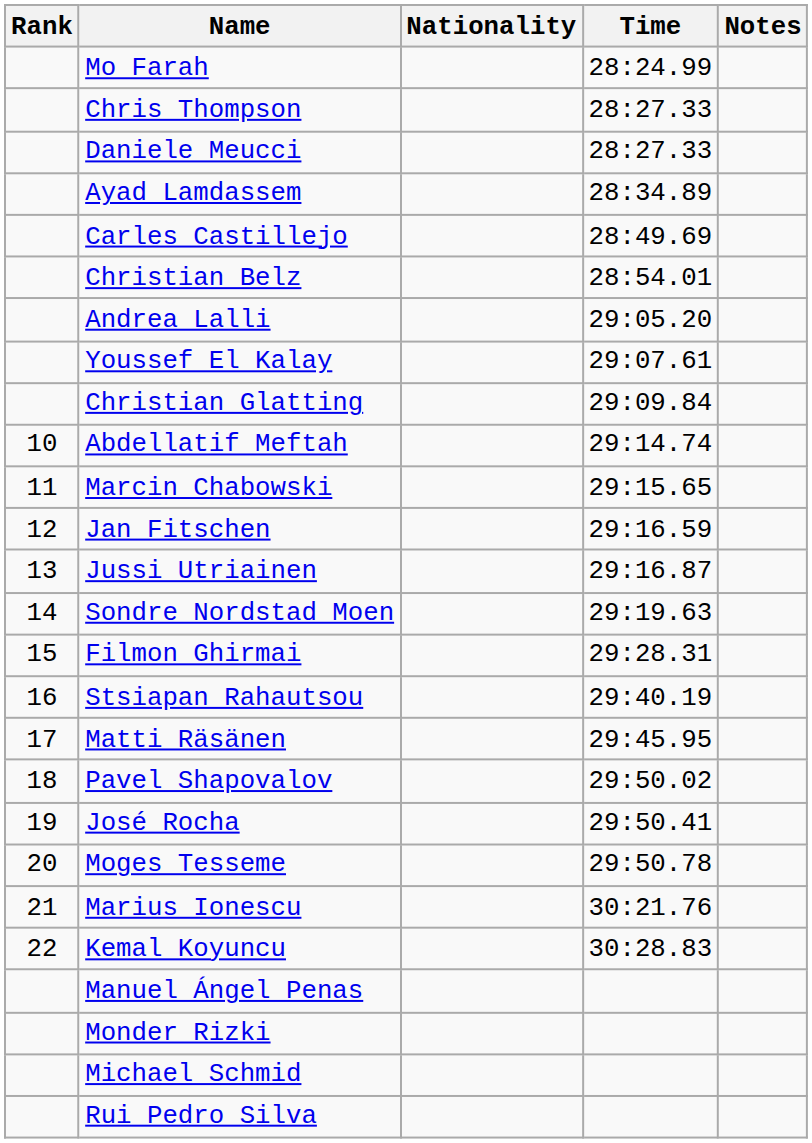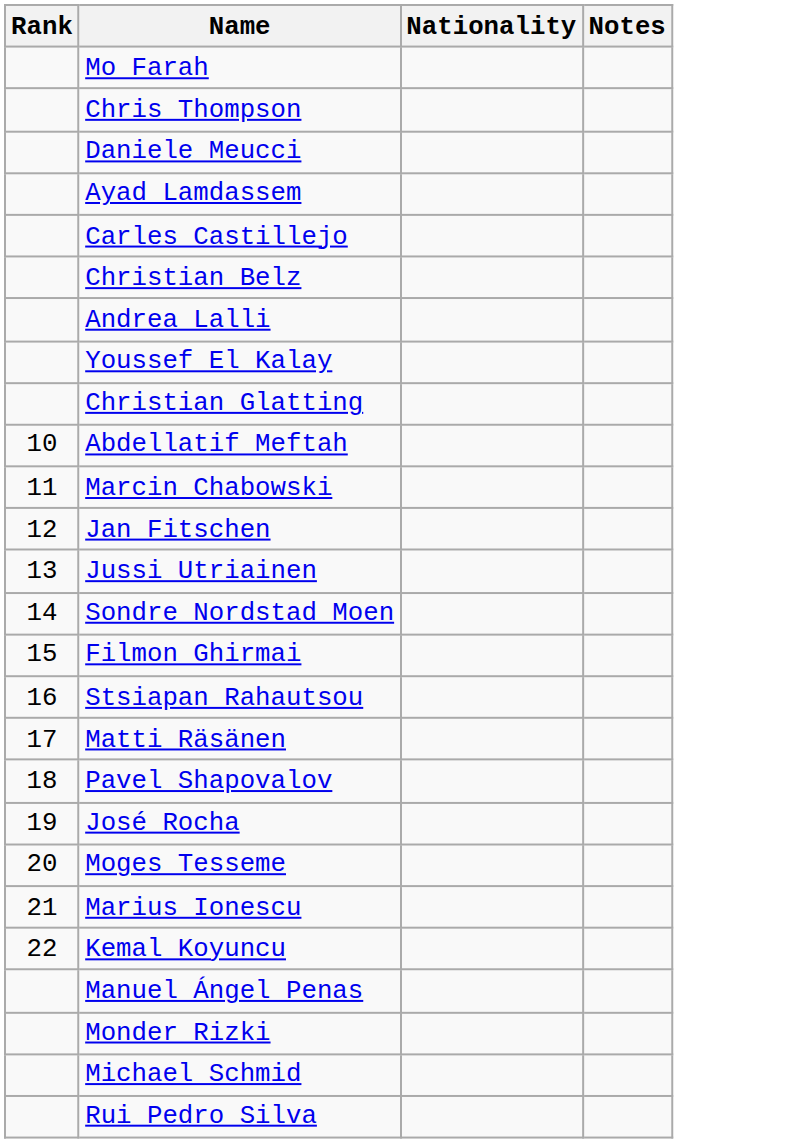- column: (650, 26)
